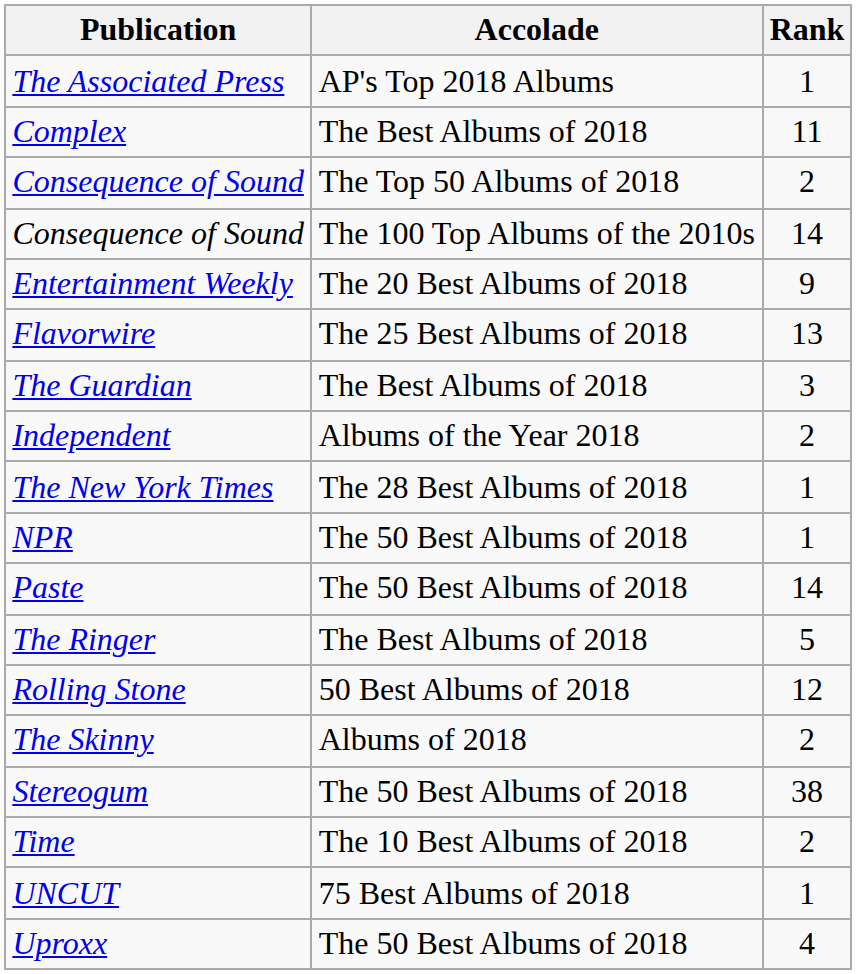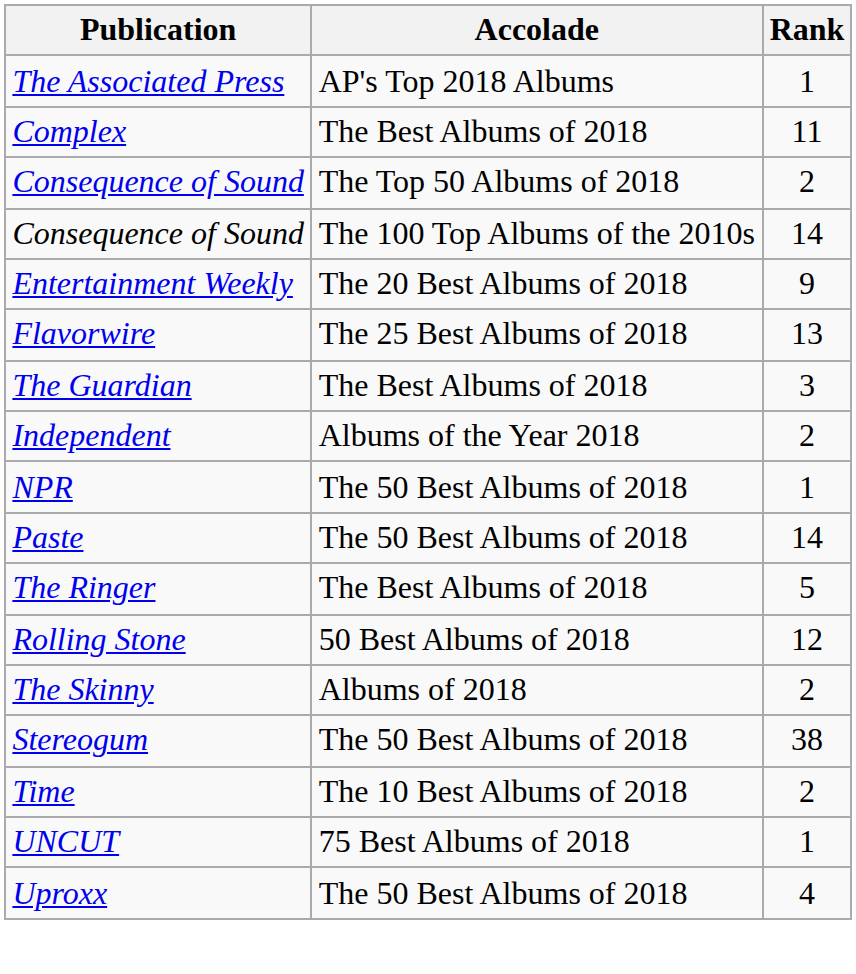- row: (143, 486)
